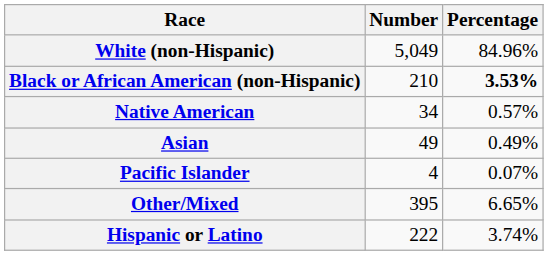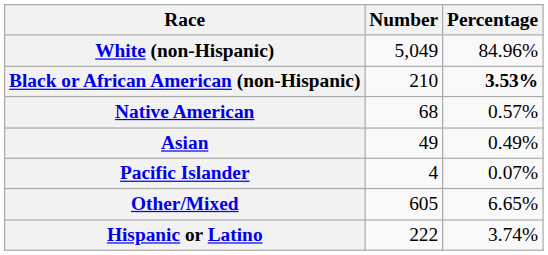(429, 111) 34 -> (429, 111) 68
(424, 204) 395 -> (424, 204) 605
